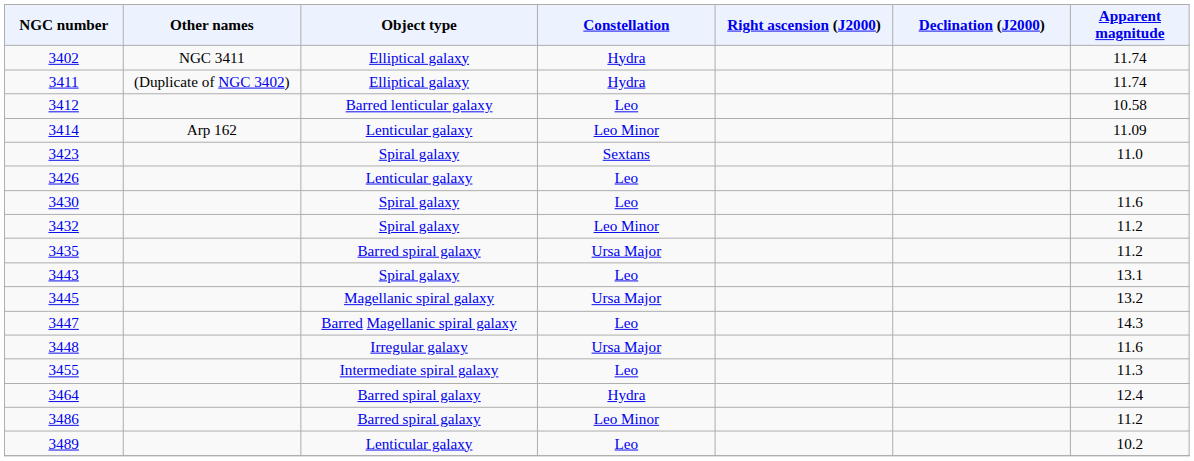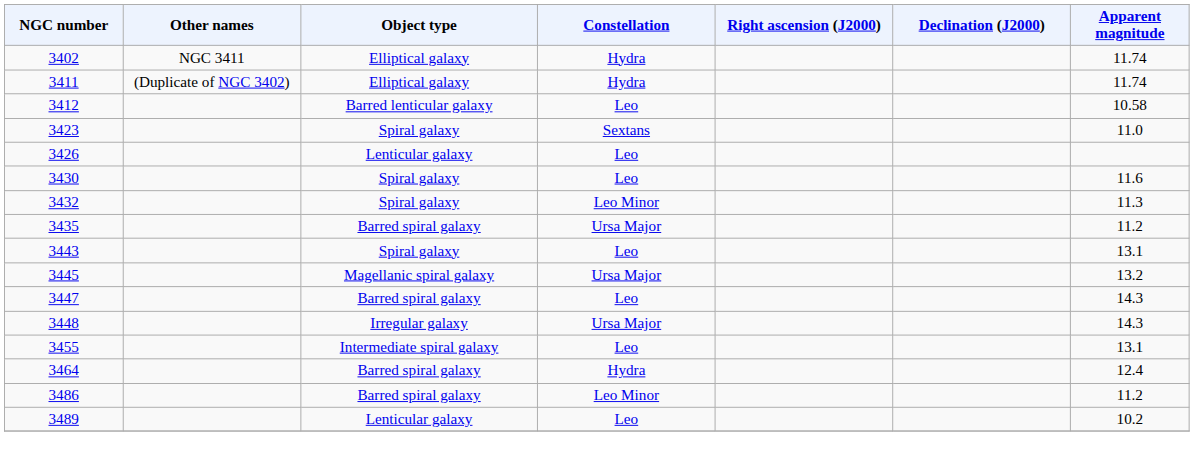- row: (64, 130)
(1130, 226) 11.2 -> (1130, 202) 11.3
(419, 322) Barred Magellanic spiral galaxy -> (419, 298) Barred spiral galaxy
(1130, 347) 11.6 -> (1130, 322) 14.3
(1130, 371) 11.3 -> (1130, 347) 13.1
